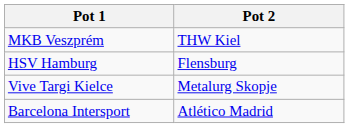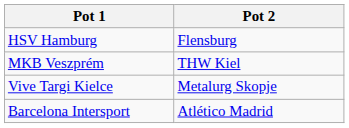rows swapped: (52, 63) <-> (56, 39)
